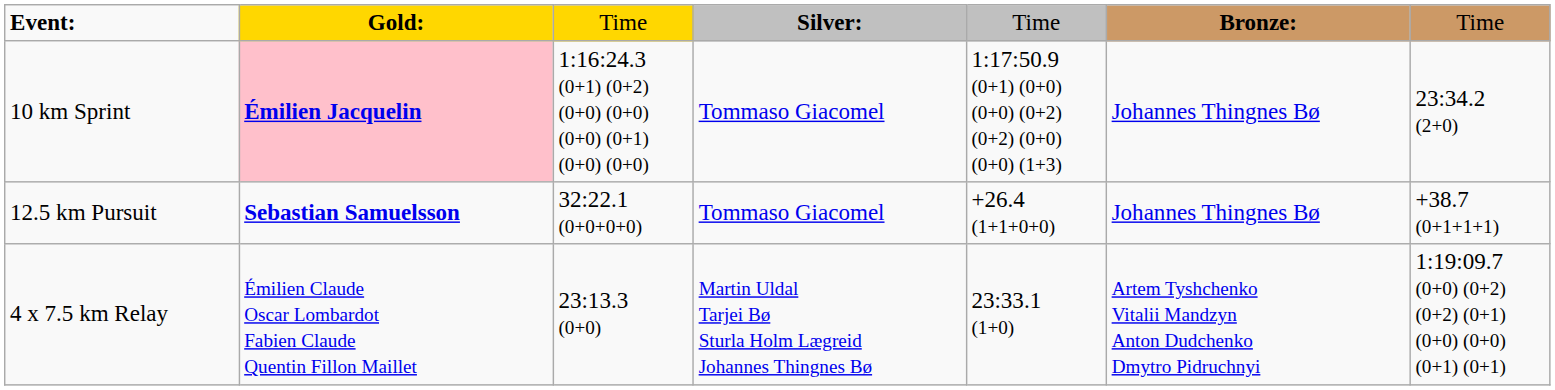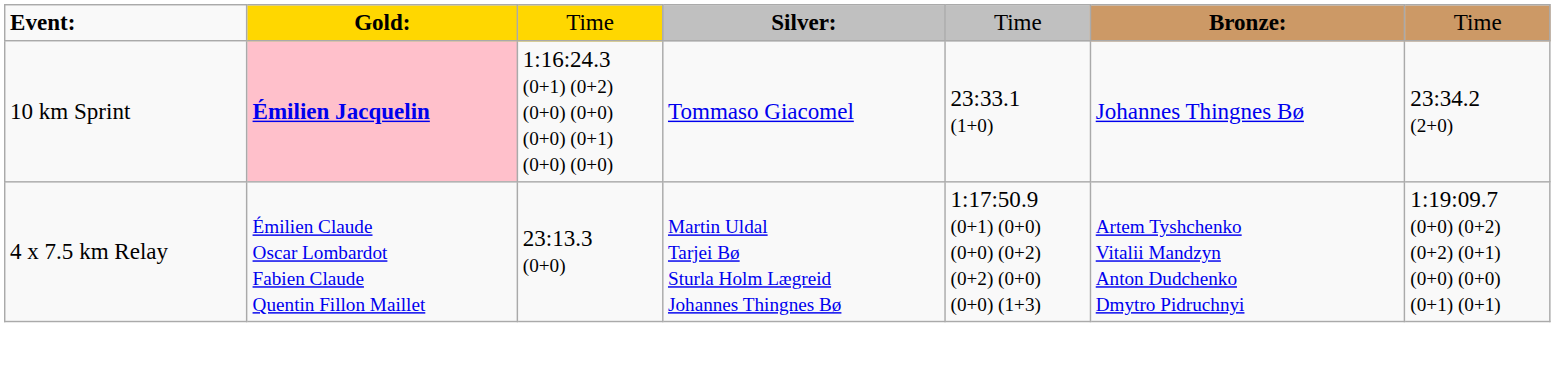(1017, 111) 1:17:50.9 (0+1) (0+0) (0+0) (0+2) (0+2) (0+0) (0+0) (1+3) -> (985, 111) 23:33.1 (1+0)
- row: (83, 212)
(1006, 313) 23:33.1 (1+0) -> (996, 251) 1:17:50.9 (0+1) (0+0) (0+0) (0+2) (0+2) (0+0) (0+0) (1+3)
